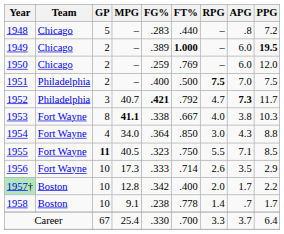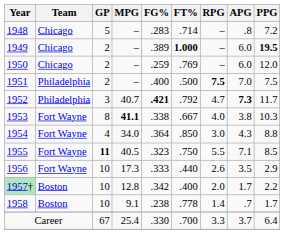(188, 30) .440 -> (188, 30) .714
(188, 168) .714 -> (188, 168) .440
